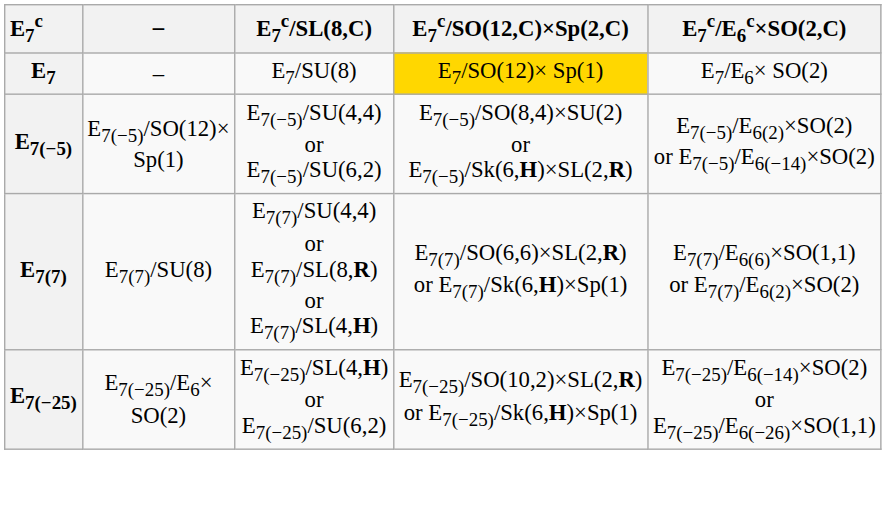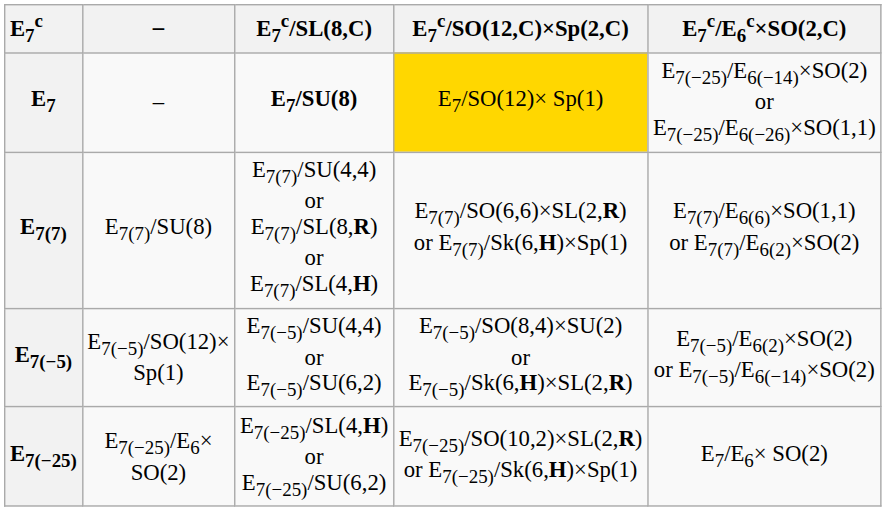(314, 73) normal -> (314, 102) bold
(764, 73) E7/E6× SO(2) -> (764, 102) E7(−25)/E6(−14)×SO(2) or E7(−25)/E6(−26)×SO(1,1)
rows swapped: (43, 271) <-> (43, 144)
(764, 399) E7(−25)/E6(−14)×SO(2) or E7(−25)/E6(−26)×SO(1,1) -> (764, 456) E7/E6× SO(2)
